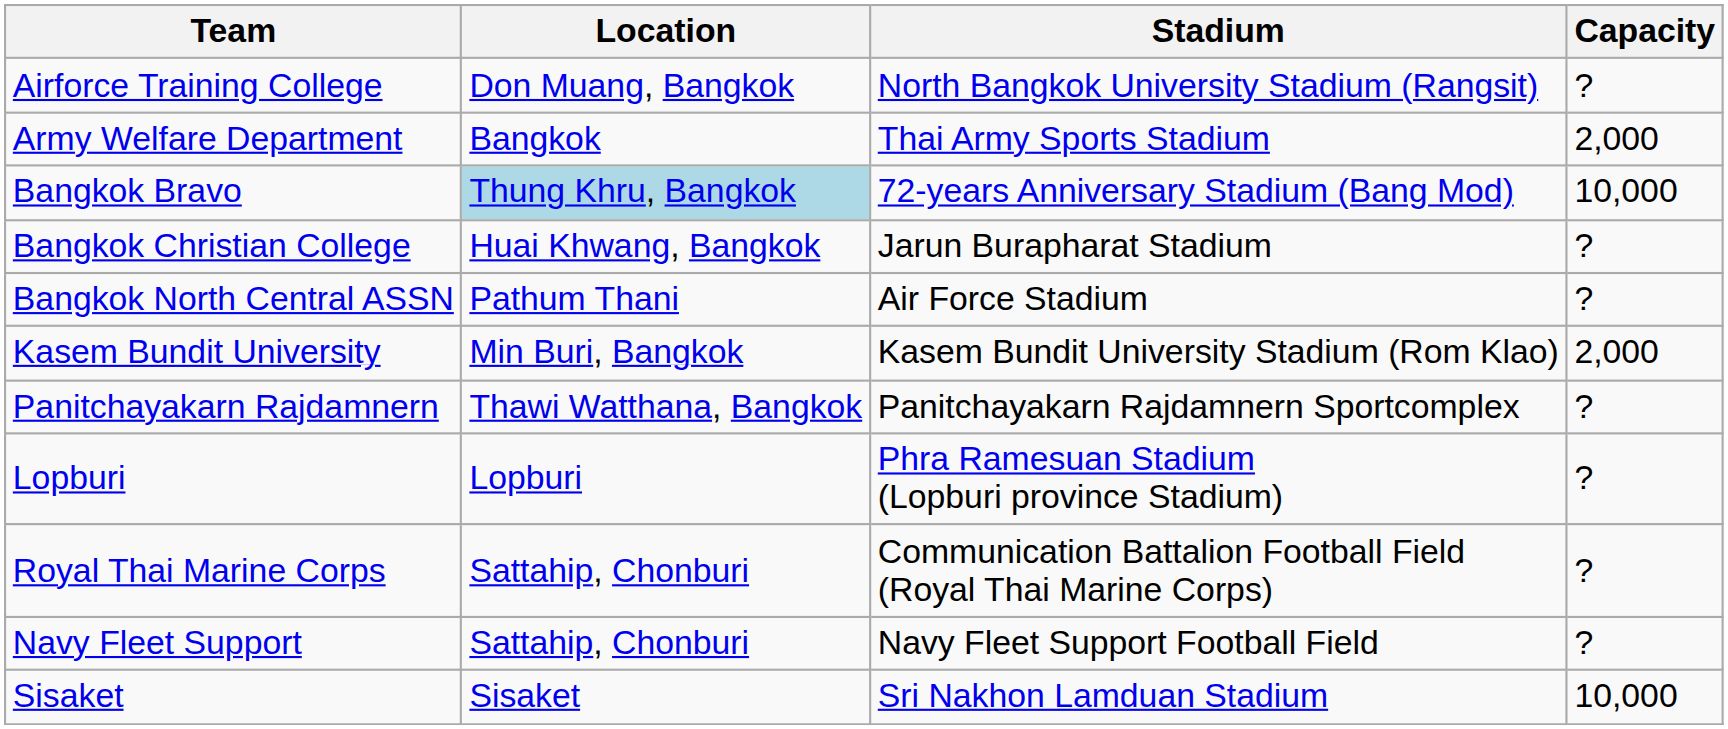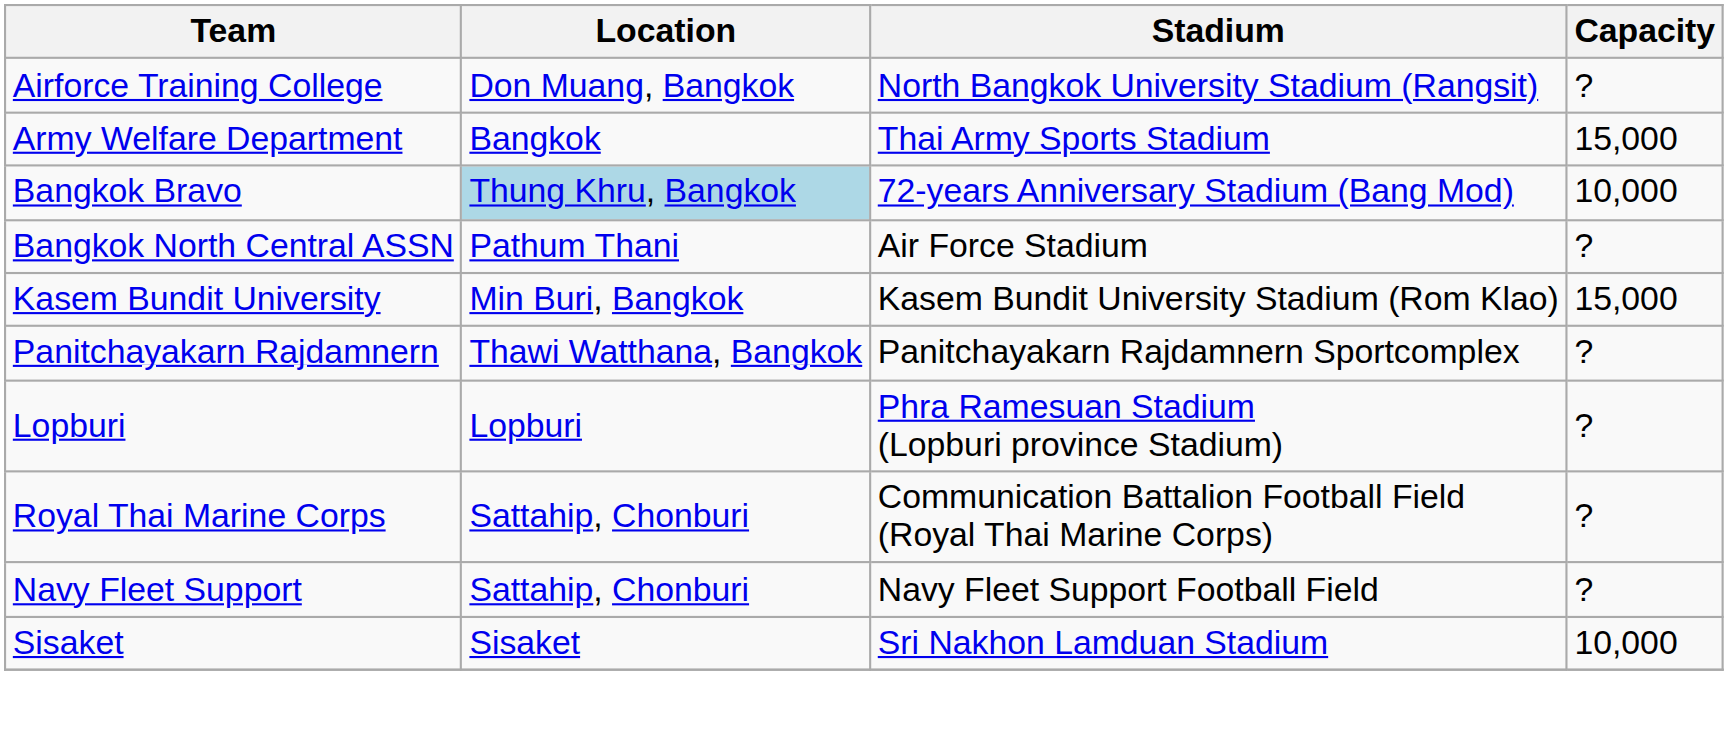(1617, 138) 2,000 -> (1626, 138) 15,000
- row: (212, 245)
(1617, 352) 2,000 -> (1626, 298) 15,000
